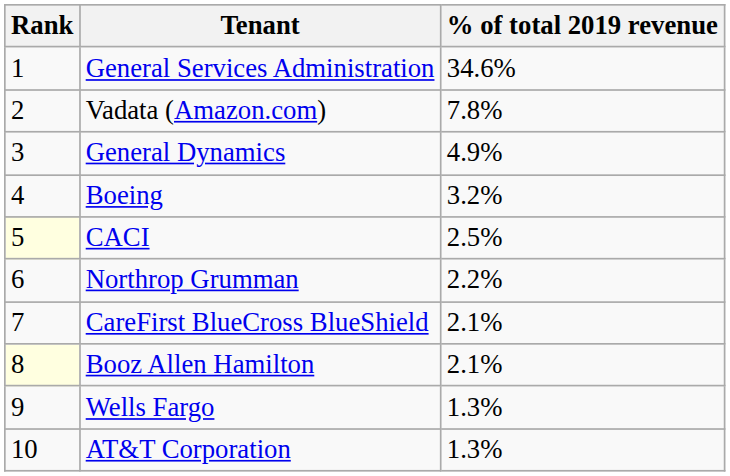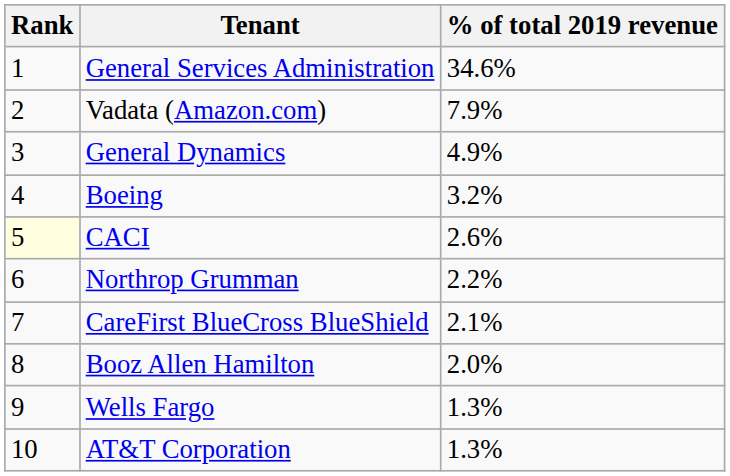(475, 110) 7.8% -> (475, 110) 7.9%
(475, 237) 2.5% -> (475, 237) 2.6%
(18, 364) lightyellow background -> (18, 364) no background
(475, 364) 2.1% -> (475, 364) 2.0%
